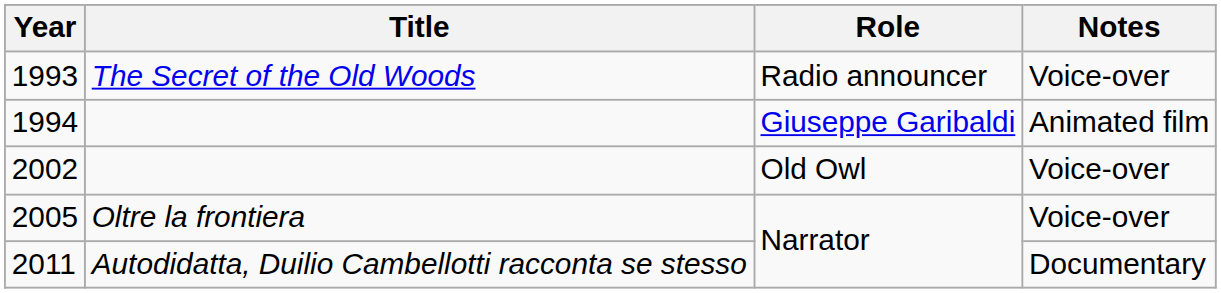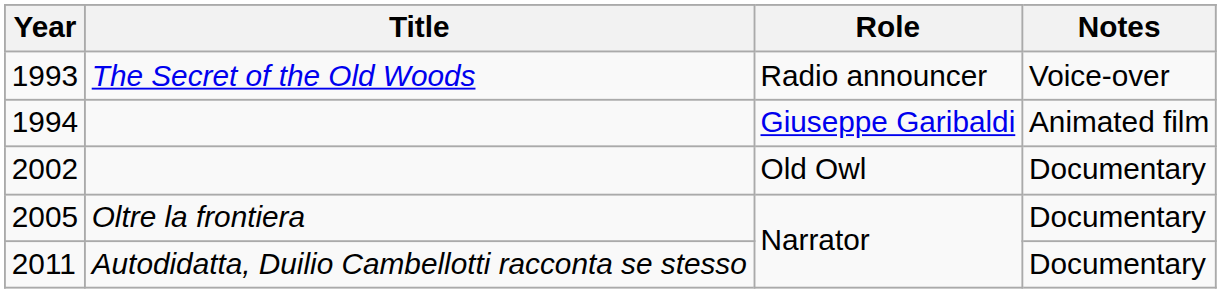(1099, 169) Voice-over -> (1117, 169) Documentary
(1099, 216) Voice-over -> (1117, 216) Documentary
